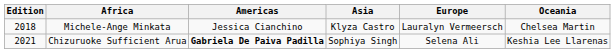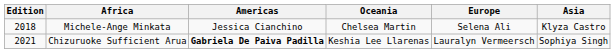columns swapped: (363, 12) <-> (558, 12)
(452, 27) Lauralyn Vermeersch -> (484, 27) Selena Ali
(452, 41) Selena Ali -> (484, 41) Lauralyn Vermeersch
